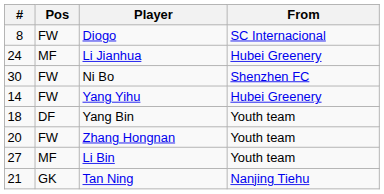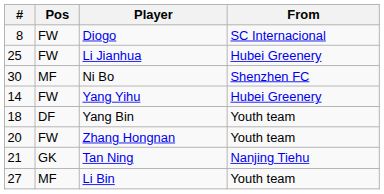(15, 56) 24 -> (15, 56) 25
(47, 56) MF -> (48, 56) FW
(48, 76) FW -> (47, 76) MF
rows swapped: (108, 178) <-> (99, 158)
